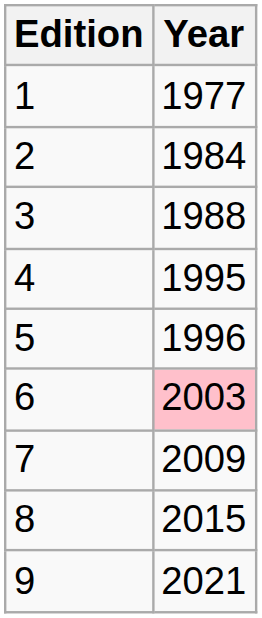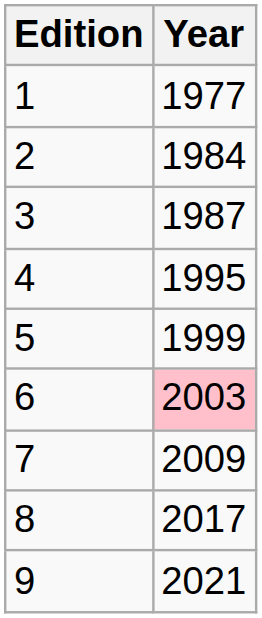(204, 216) 1988 -> (204, 216) 1987
(204, 338) 1996 -> (204, 338) 1999
(204, 519) 2015 -> (204, 519) 2017
